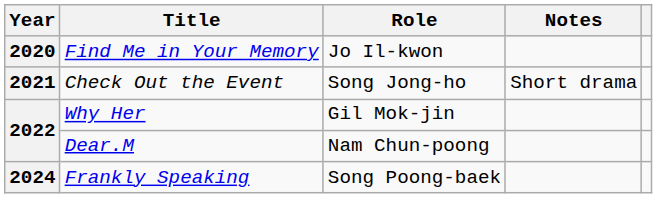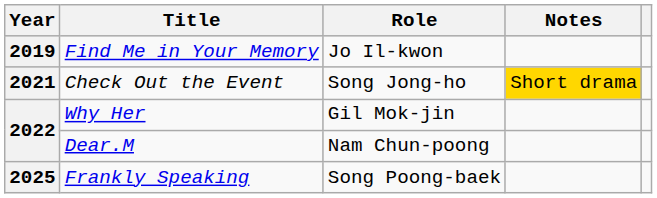(32, 52) 2020 -> (32, 52) 2019
(574, 83) no background -> (574, 83) gold background
(32, 177) 2024 -> (32, 177) 2025
